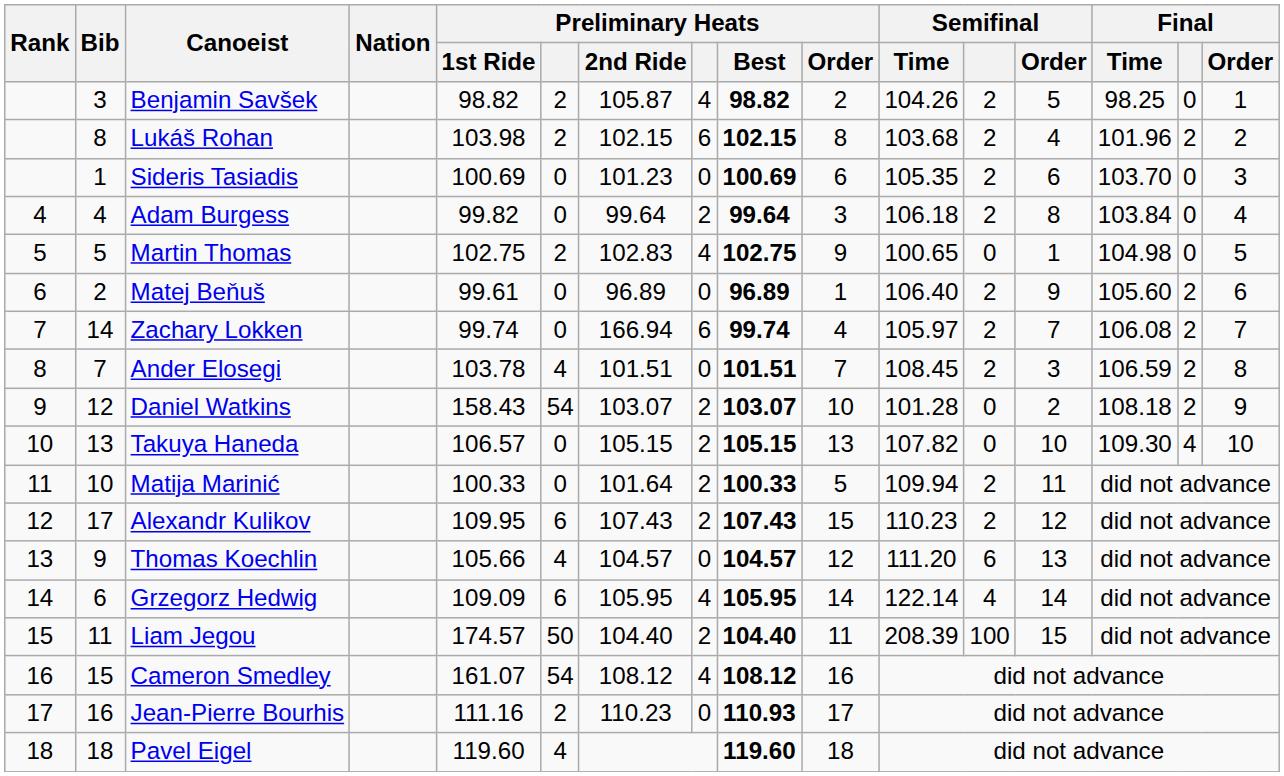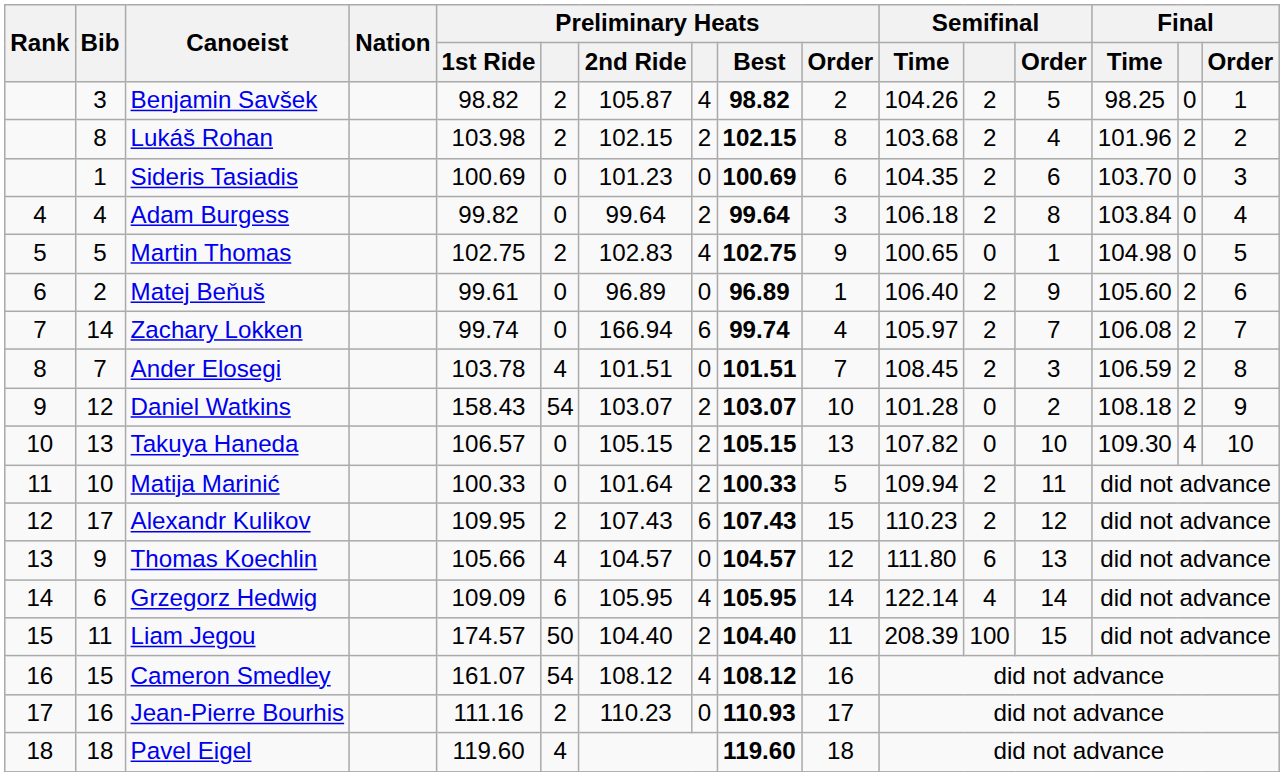(705, 138) 6 -> (705, 138) 2
(921, 176) 105.35 -> (921, 176) 104.35
(560, 521) 6 -> (560, 521) 2
(705, 521) 2 -> (705, 521) 6
(921, 560) 111.20 -> (921, 560) 111.80
